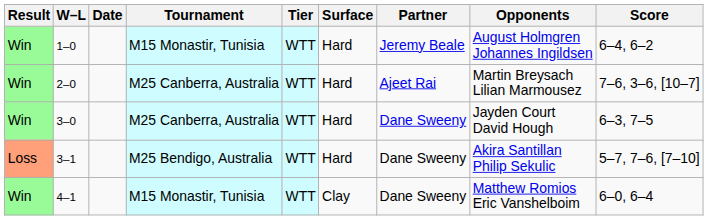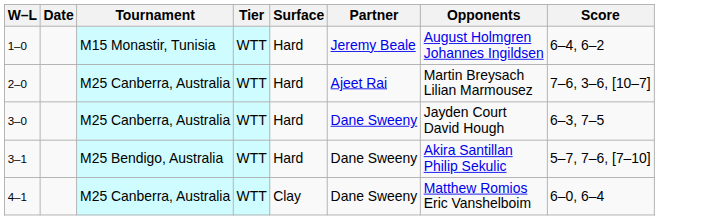- column: (29, 15)
(197, 196) M15 Monastir, Tunisia -> (155, 196) M25 Canberra, Australia
